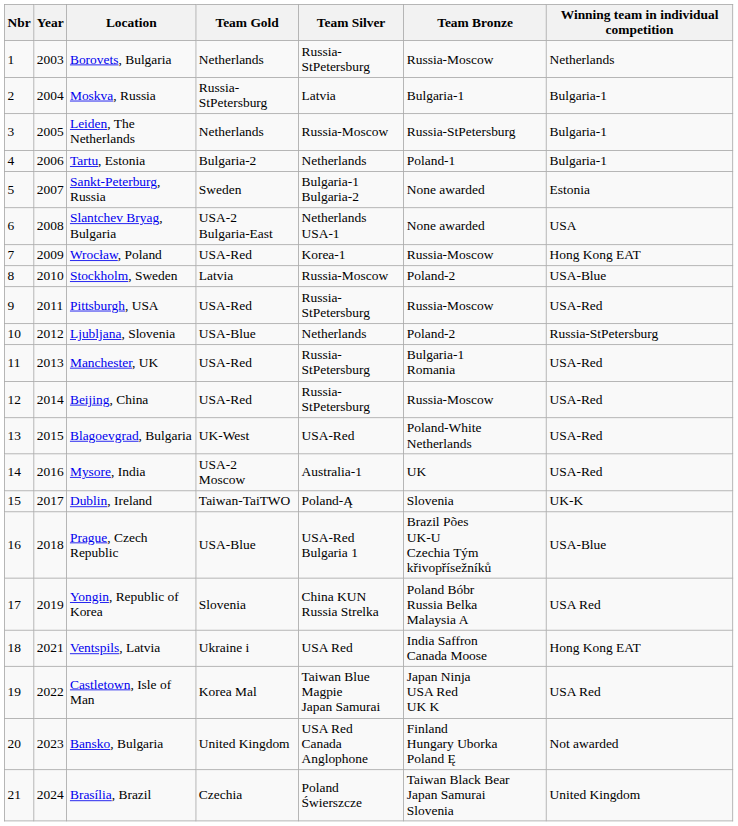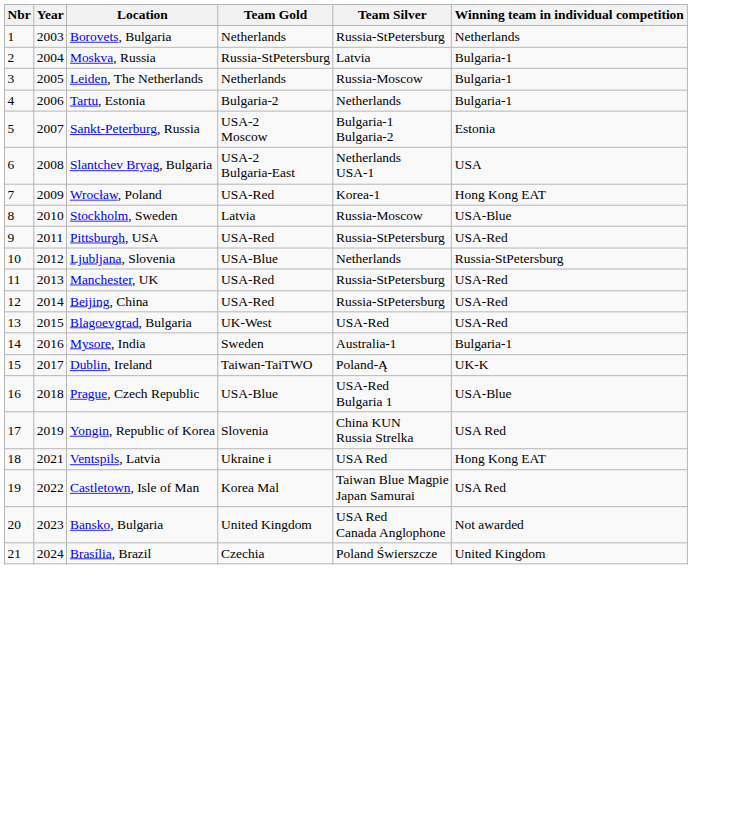- column: (475, 22)
(220, 189) Sweden -> (244, 129) USA-2 Moscow
(222, 472) USA-2 Moscow -> (242, 343) Sweden
(576, 472) USA-Red -> (484, 343) Bulgaria-1
